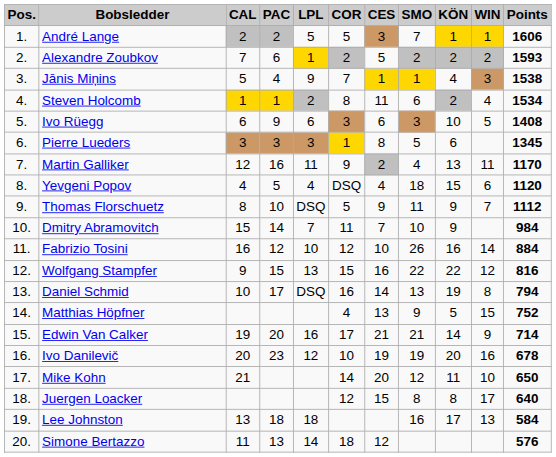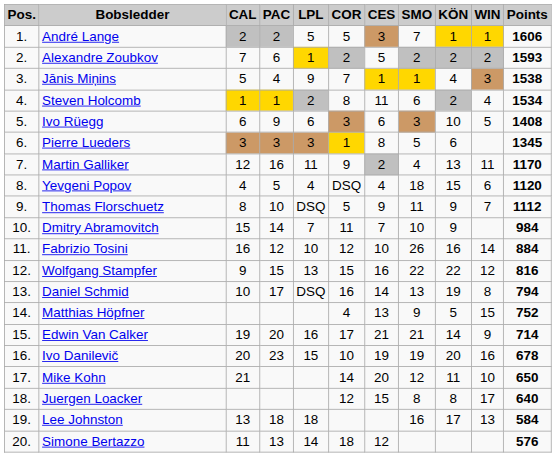(311, 356) 12 -> (311, 356) 15
